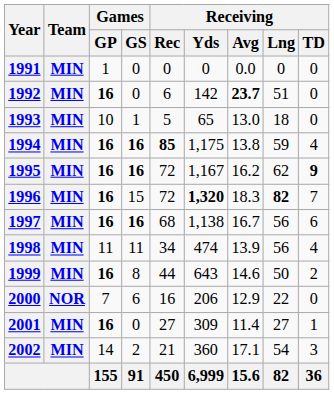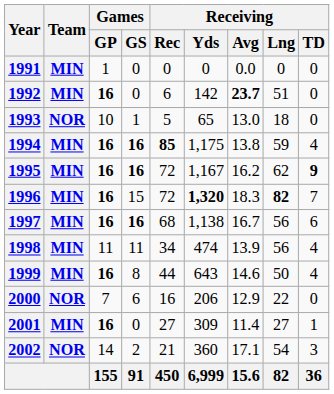(67, 119) MIN -> (67, 119) NOR
(314, 273) 2 -> (314, 273) 4
(67, 350) MIN -> (67, 350) NOR
